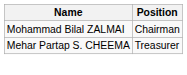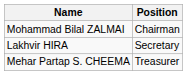+ row: (37, 45)
